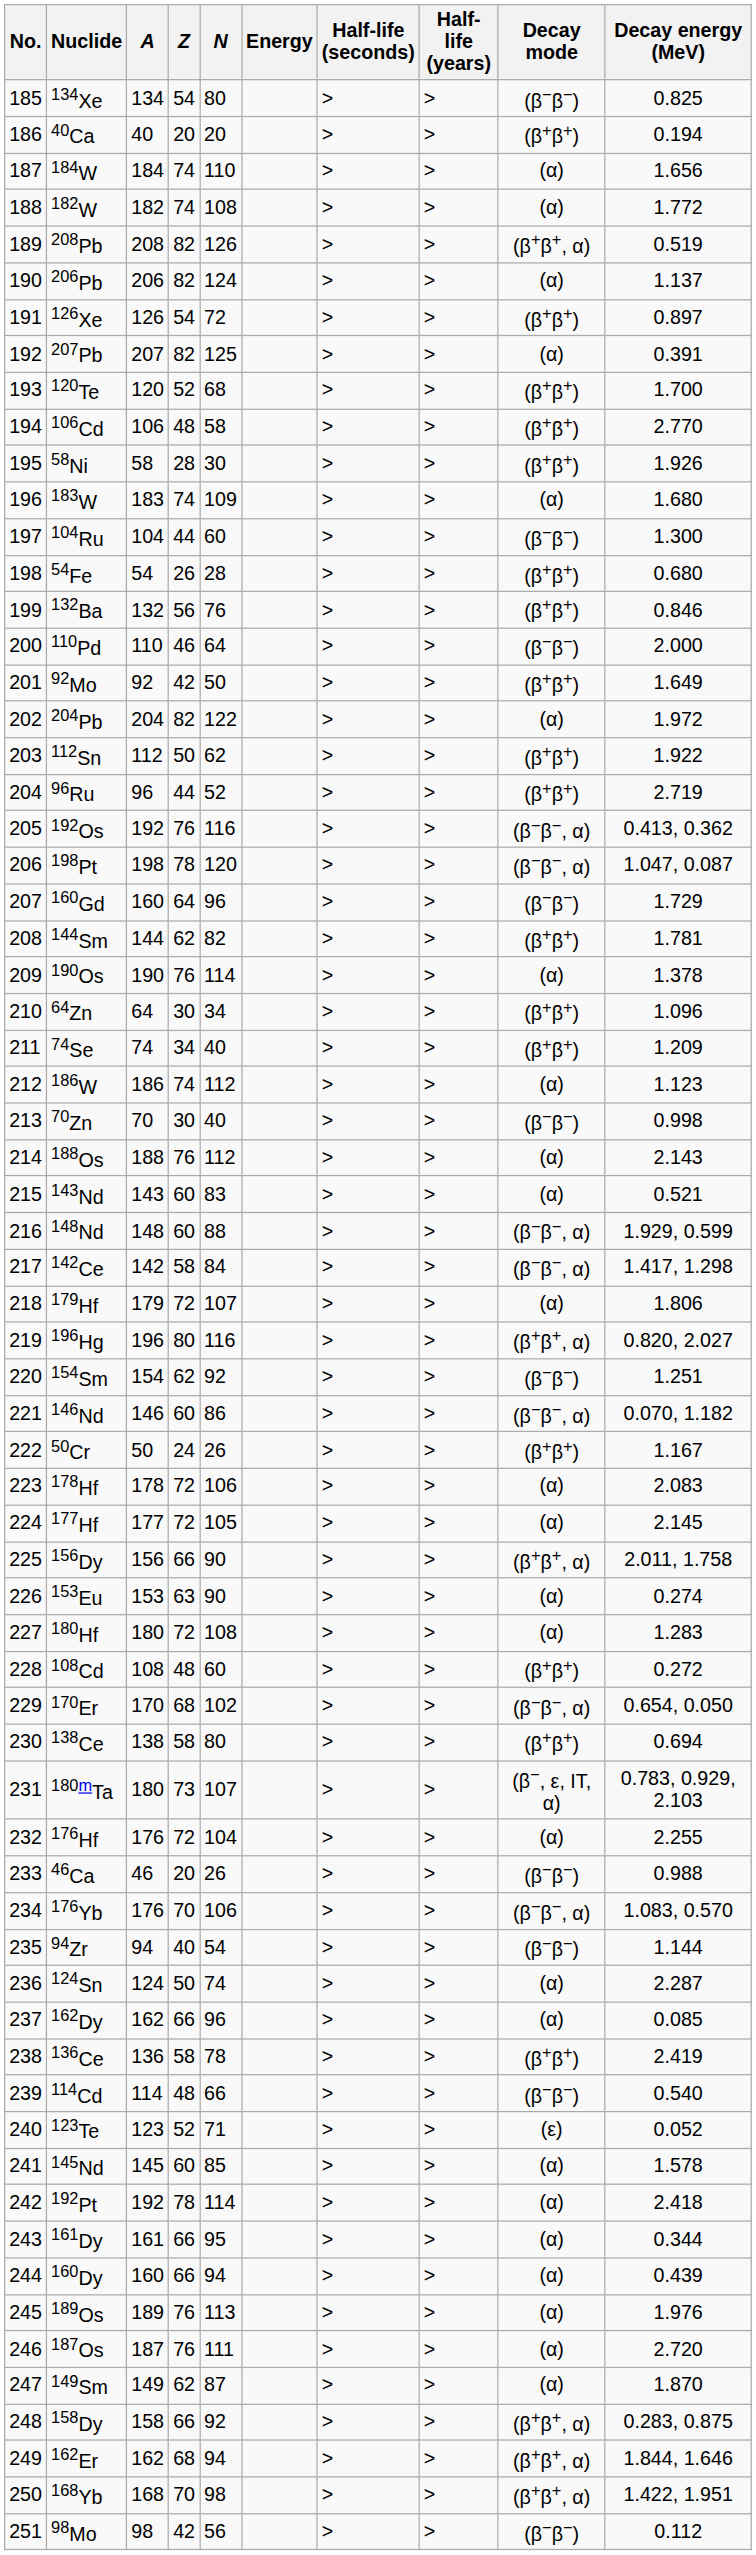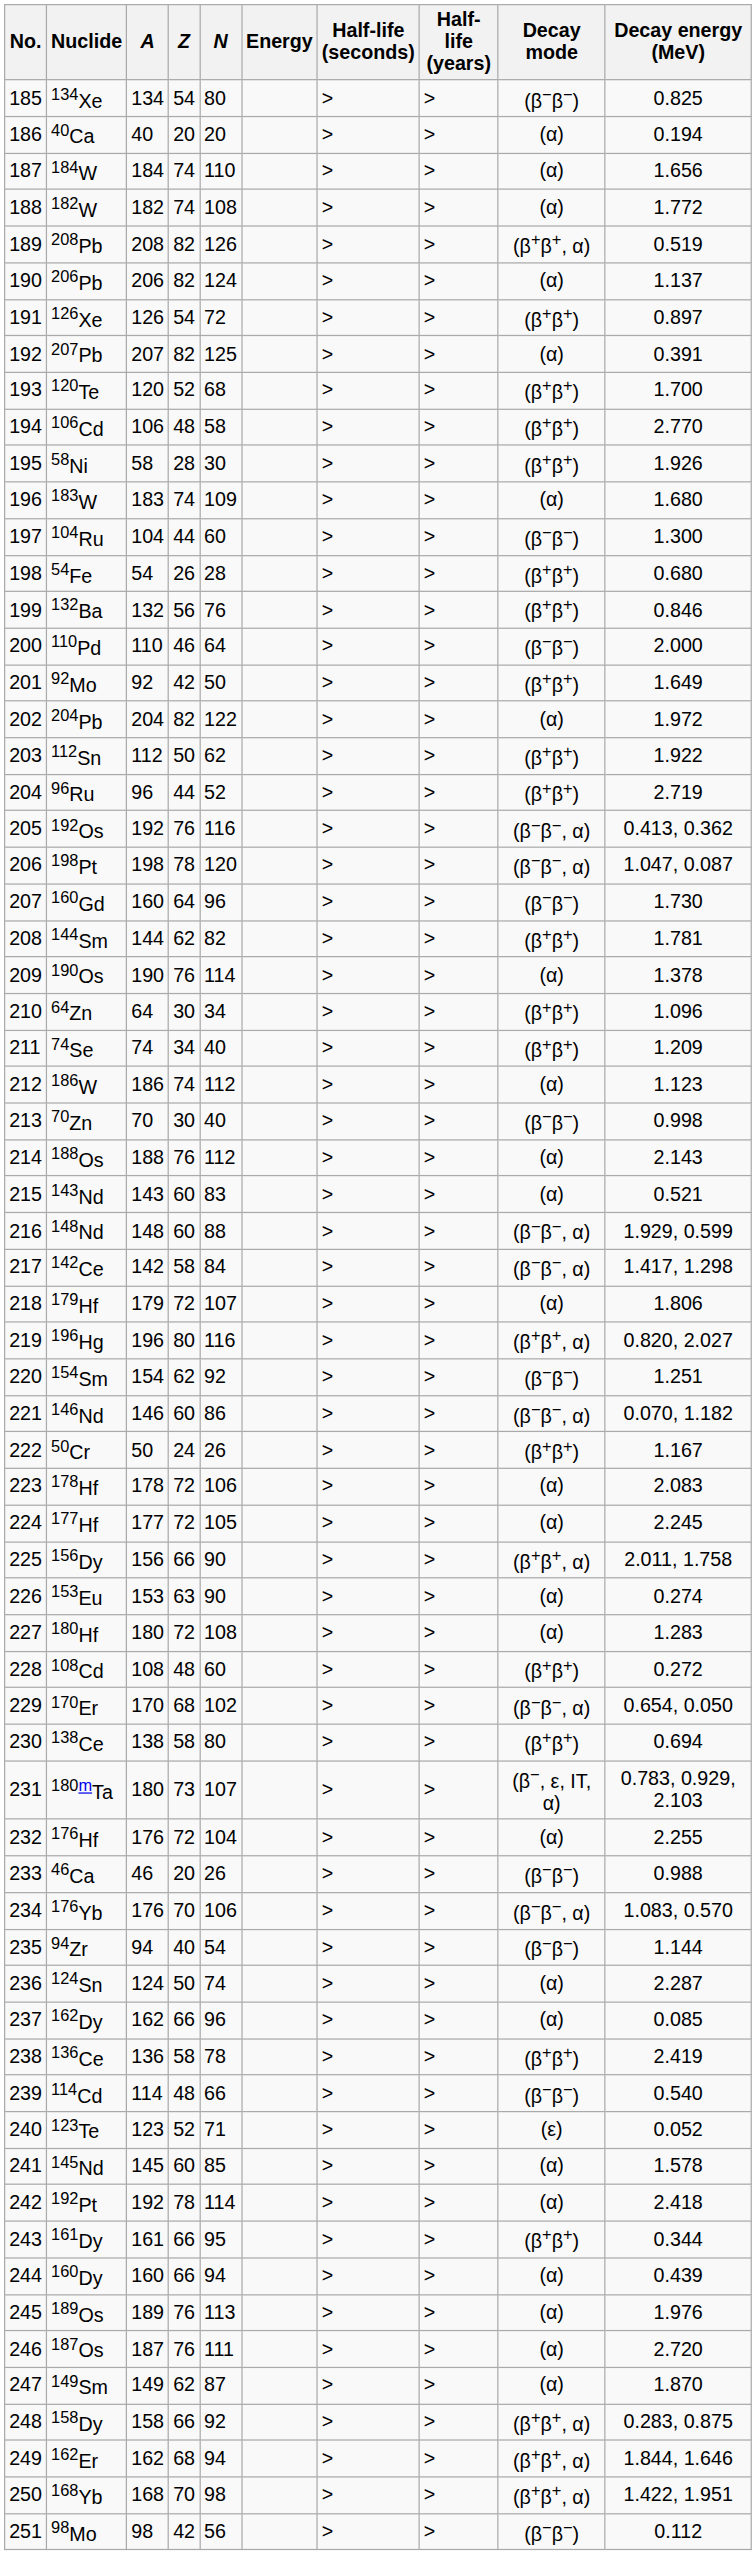(552, 134) (β+β+) -> (552, 134) (α)
(678, 902) 1.729 -> (678, 902) 1.730
(678, 1523) 2.145 -> (678, 1523) 2.245
(552, 2239) (α) -> (552, 2239) (β+β+)
